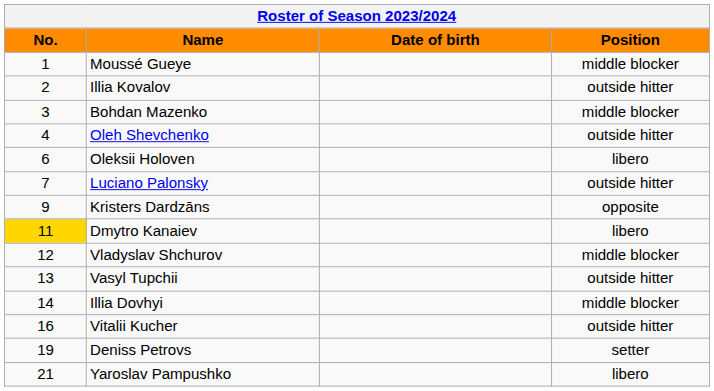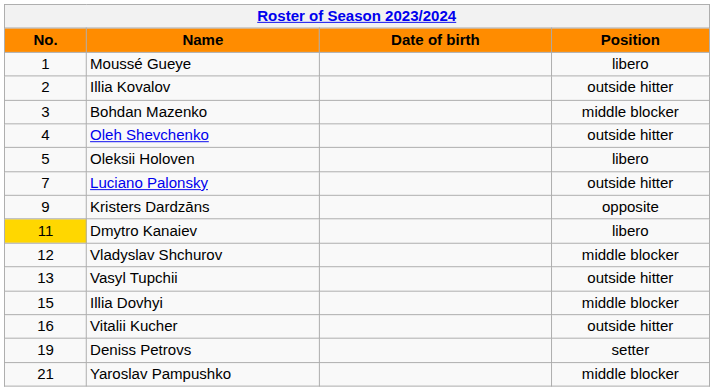(630, 64) middle blocker -> (630, 64) libero
(46, 159) 6 -> (46, 159) 5
(46, 302) 14 -> (46, 302) 15
(630, 374) libero -> (630, 374) middle blocker
